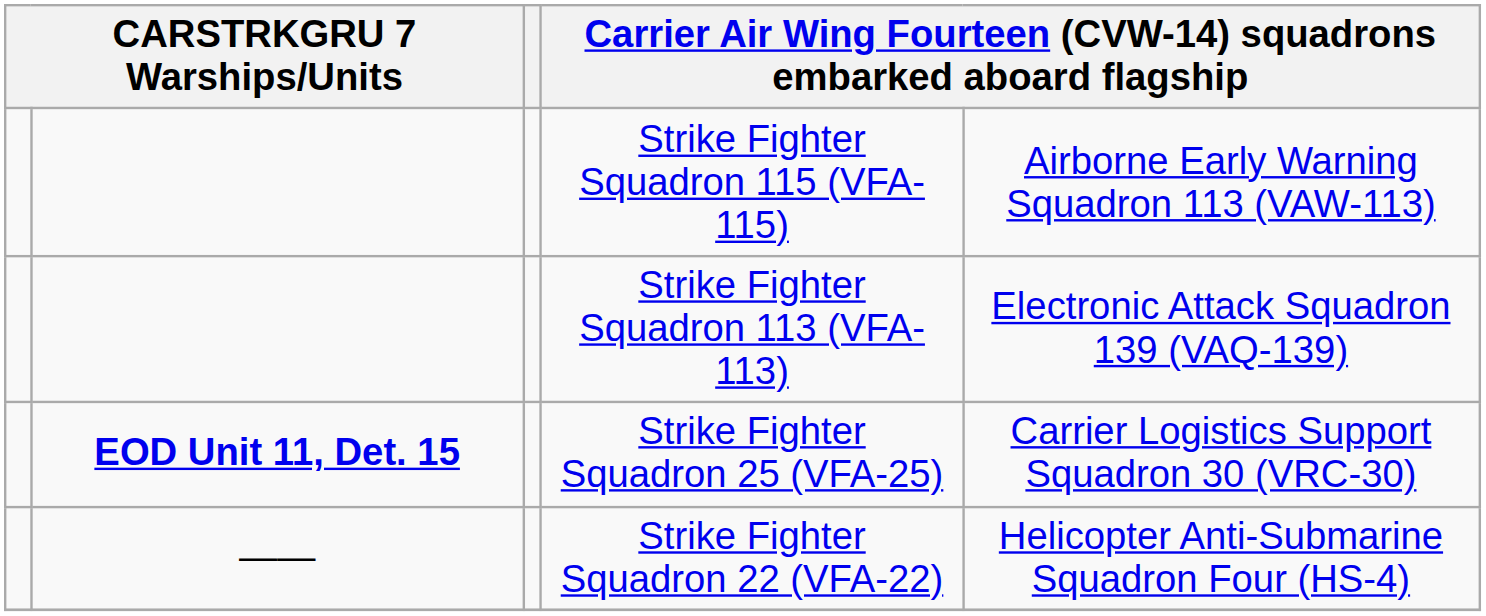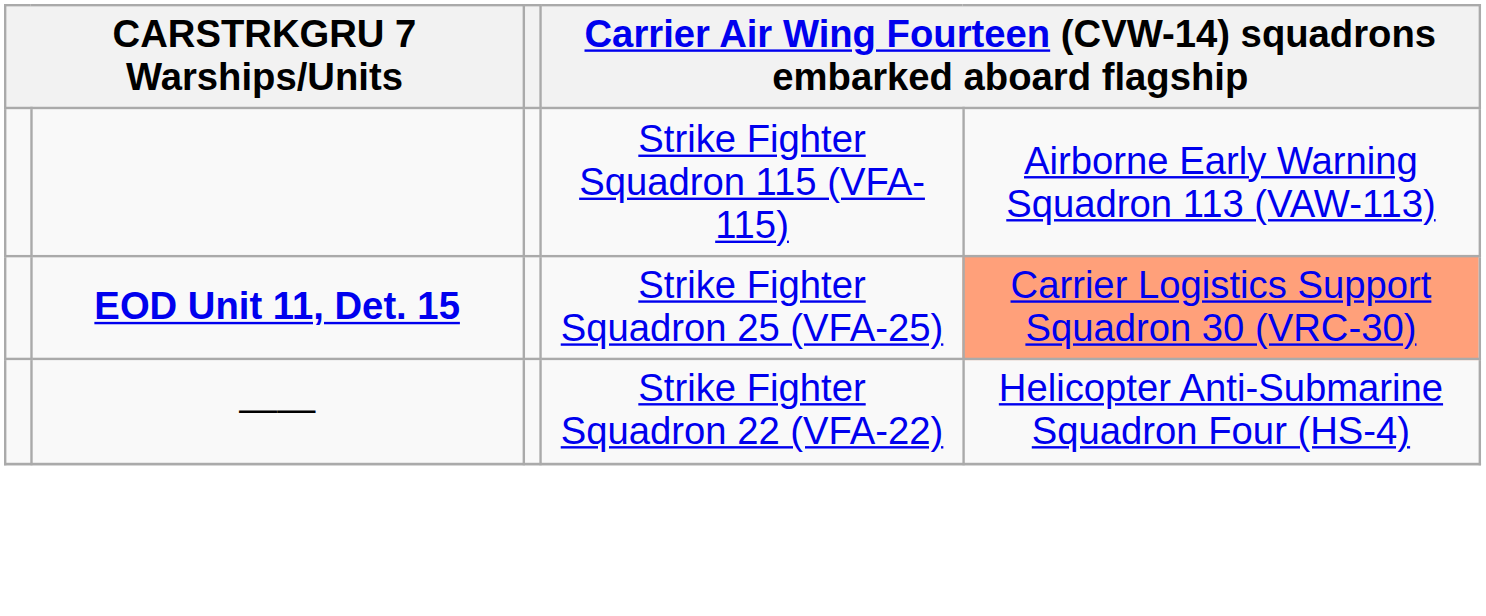- row: (752, 328)
(1221, 453) no background -> (1221, 306) lightsalmon background
